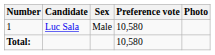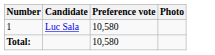- column: (102, 12)
